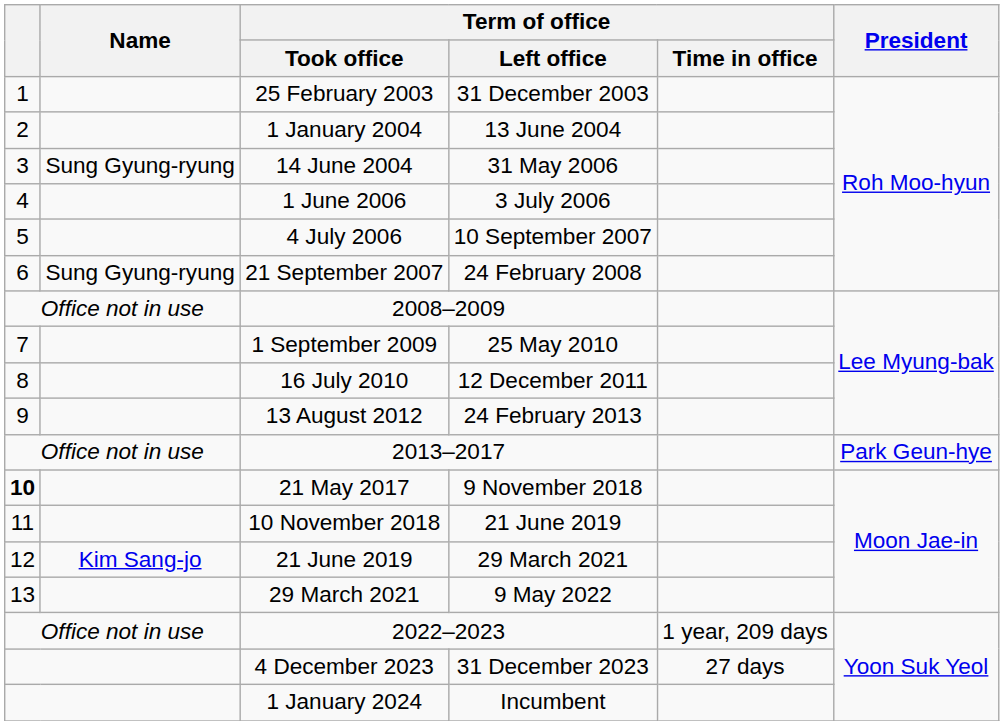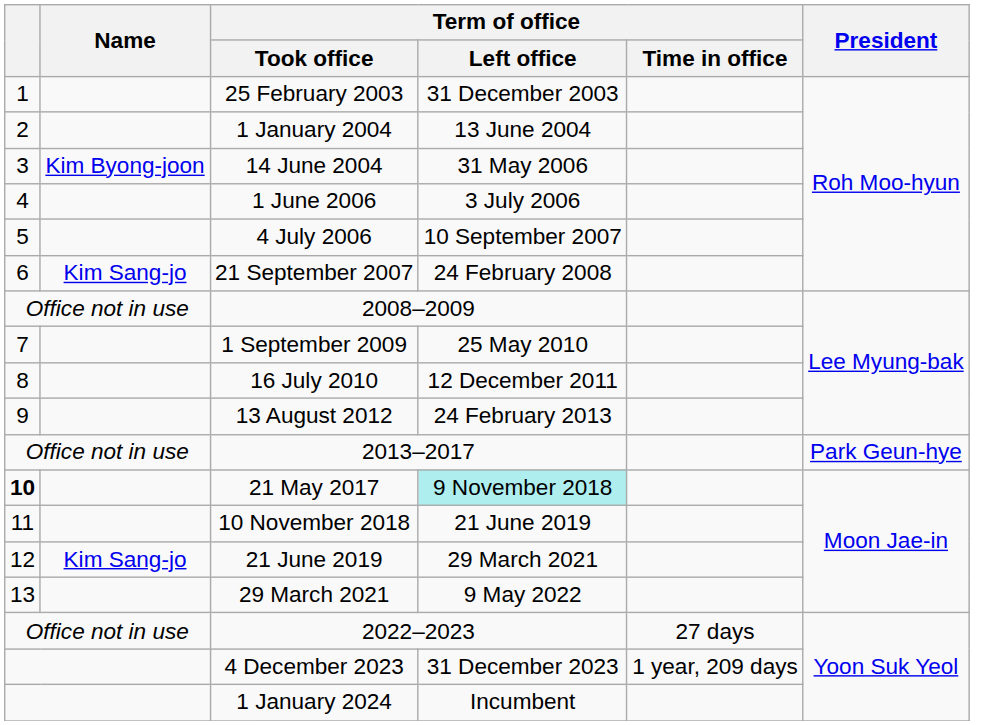(140, 165) Sung Gyung-ryung -> (125, 165) Kim Byong-joon
(140, 272) Sung Gyung-ryung -> (125, 272) Kim Sang-jo
(553, 487) no background -> (523, 487) paleturquoise background
(745, 630) 1 year, 209 days -> (715, 630) 27 days
(745, 666) 27 days -> (715, 666) 1 year, 209 days
